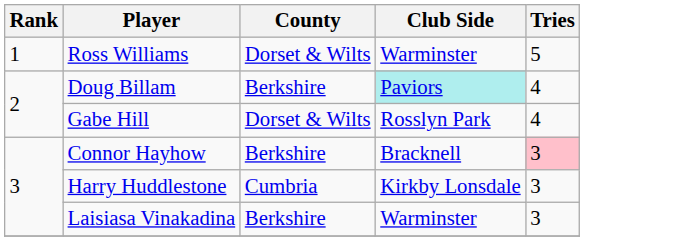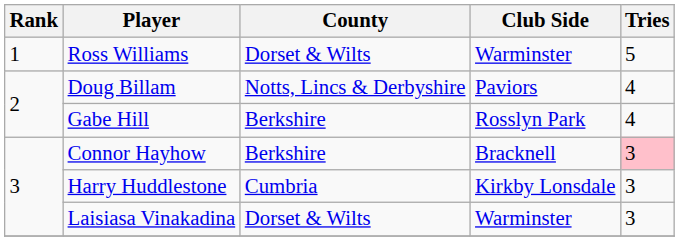(285, 86) Berkshire -> (355, 86) Notts, Lincs & Derbyshire
(411, 86) paleturquoise background -> (506, 86) no background
(308, 119) Dorset & Wilts -> (285, 119) Berkshire
(285, 218) Berkshire -> (308, 218) Dorset & Wilts
